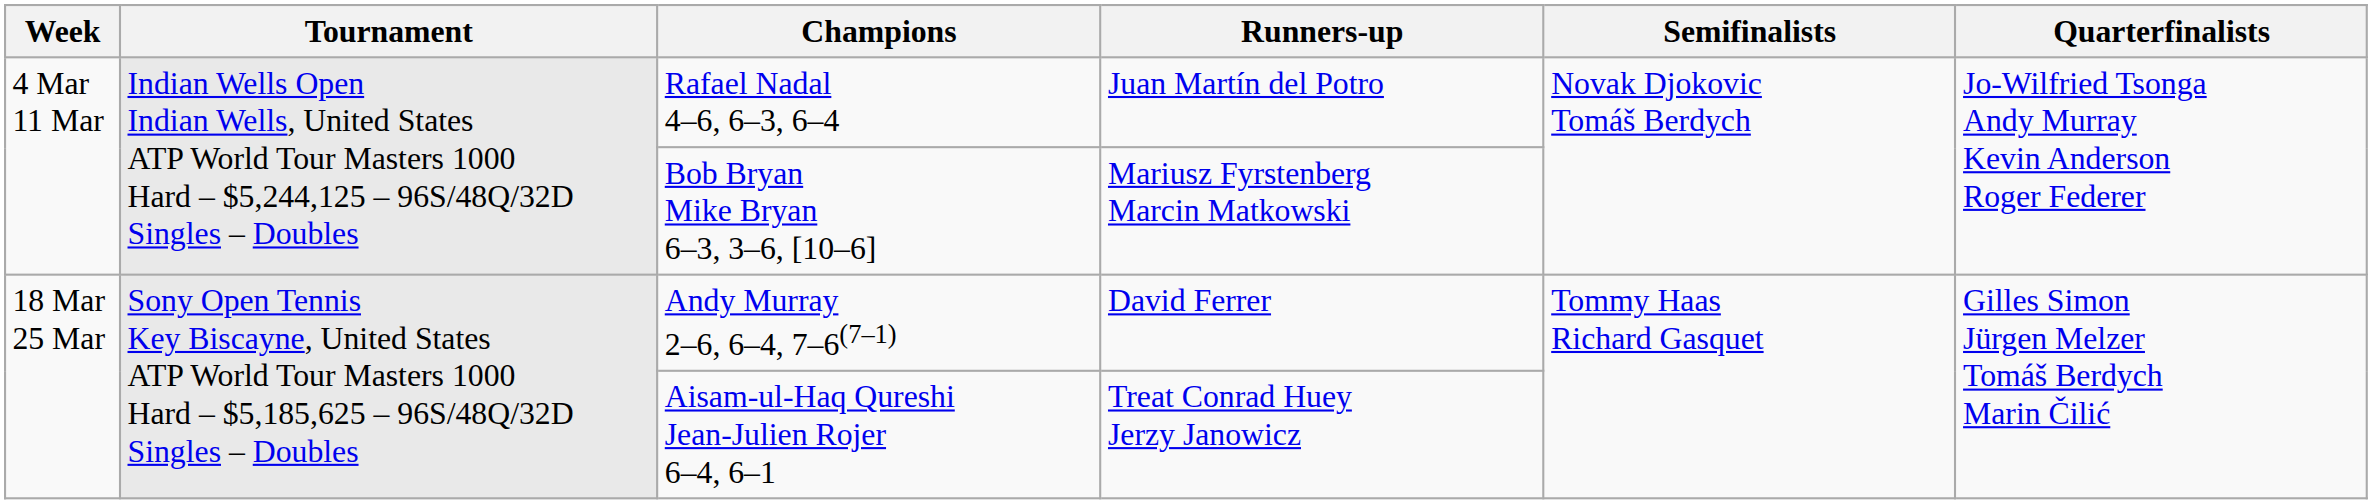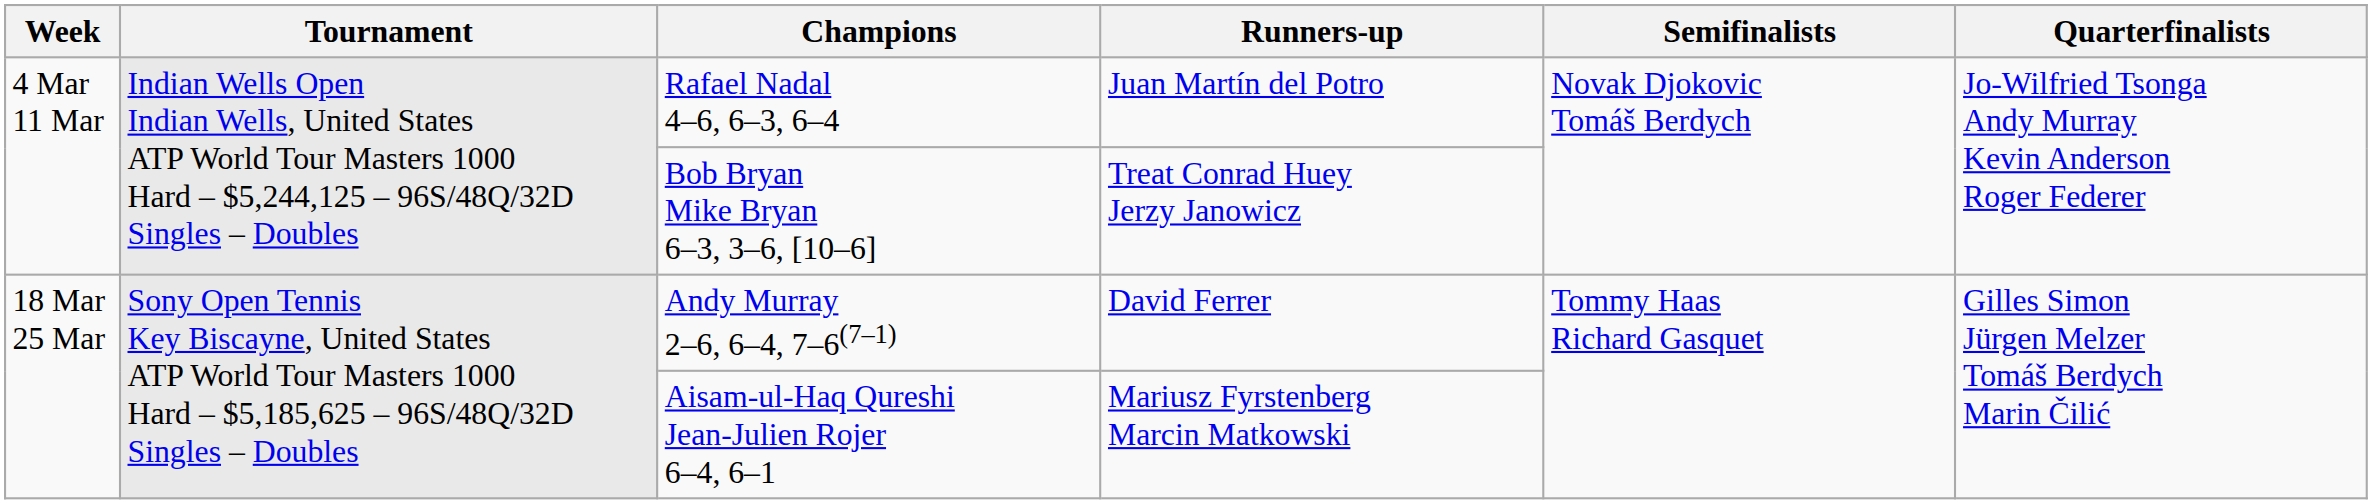(1239, 192) Mariusz Fyrstenberg Marcin Matkowski -> (1230, 192) Treat Conrad Huey Jerzy Janowicz
(1230, 416) Treat Conrad Huey Jerzy Janowicz -> (1239, 416) Mariusz Fyrstenberg Marcin Matkowski
